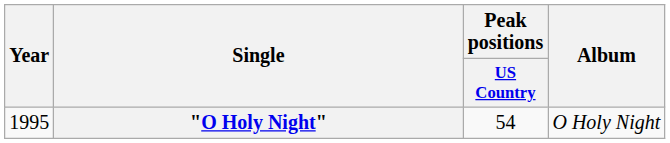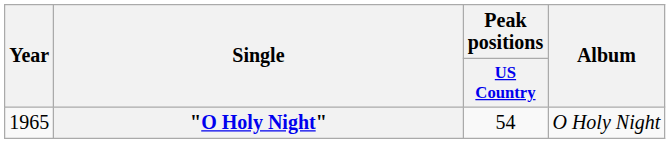(29, 122) 1995 -> (29, 122) 1965
